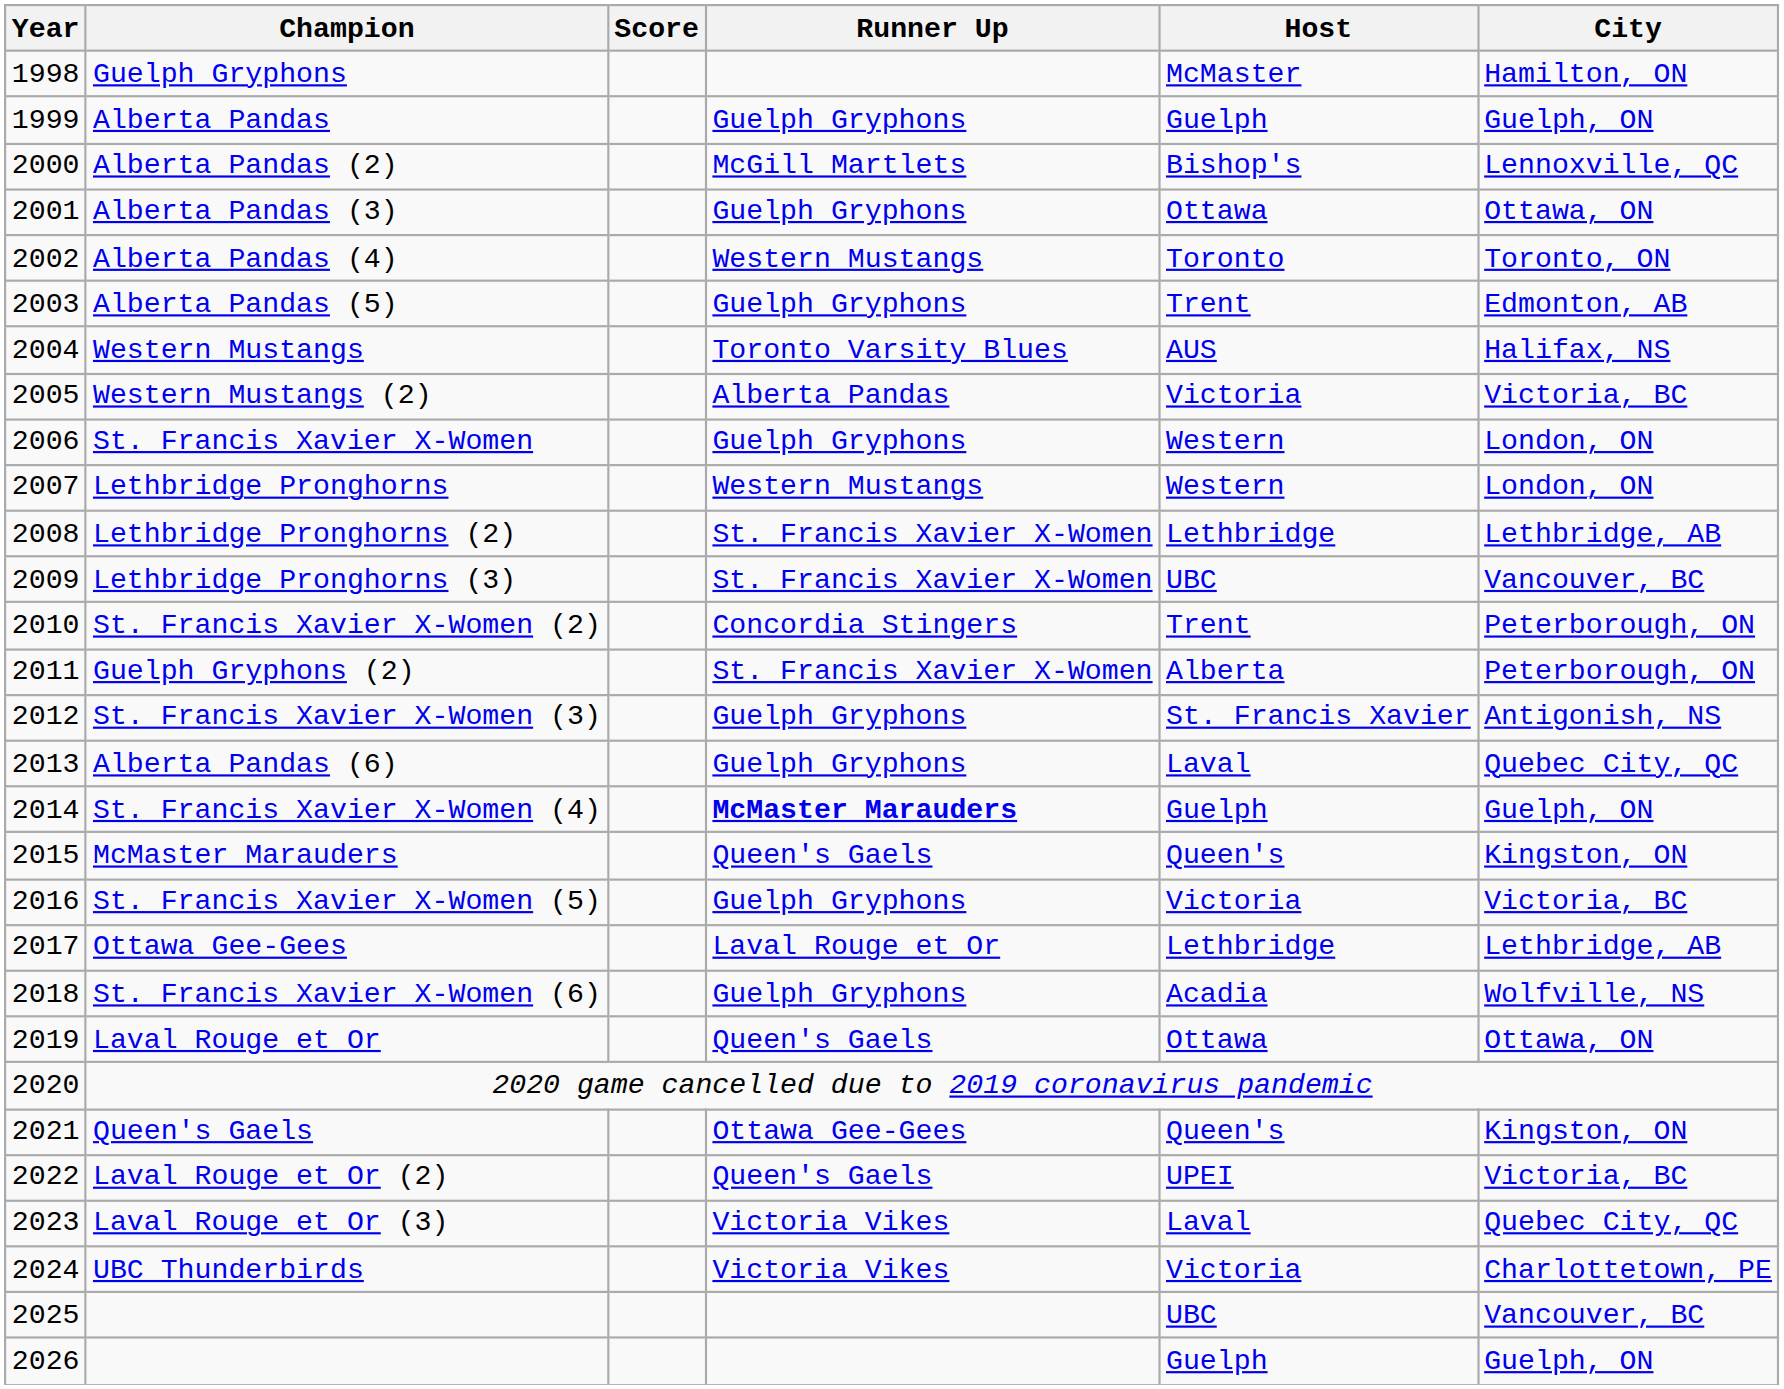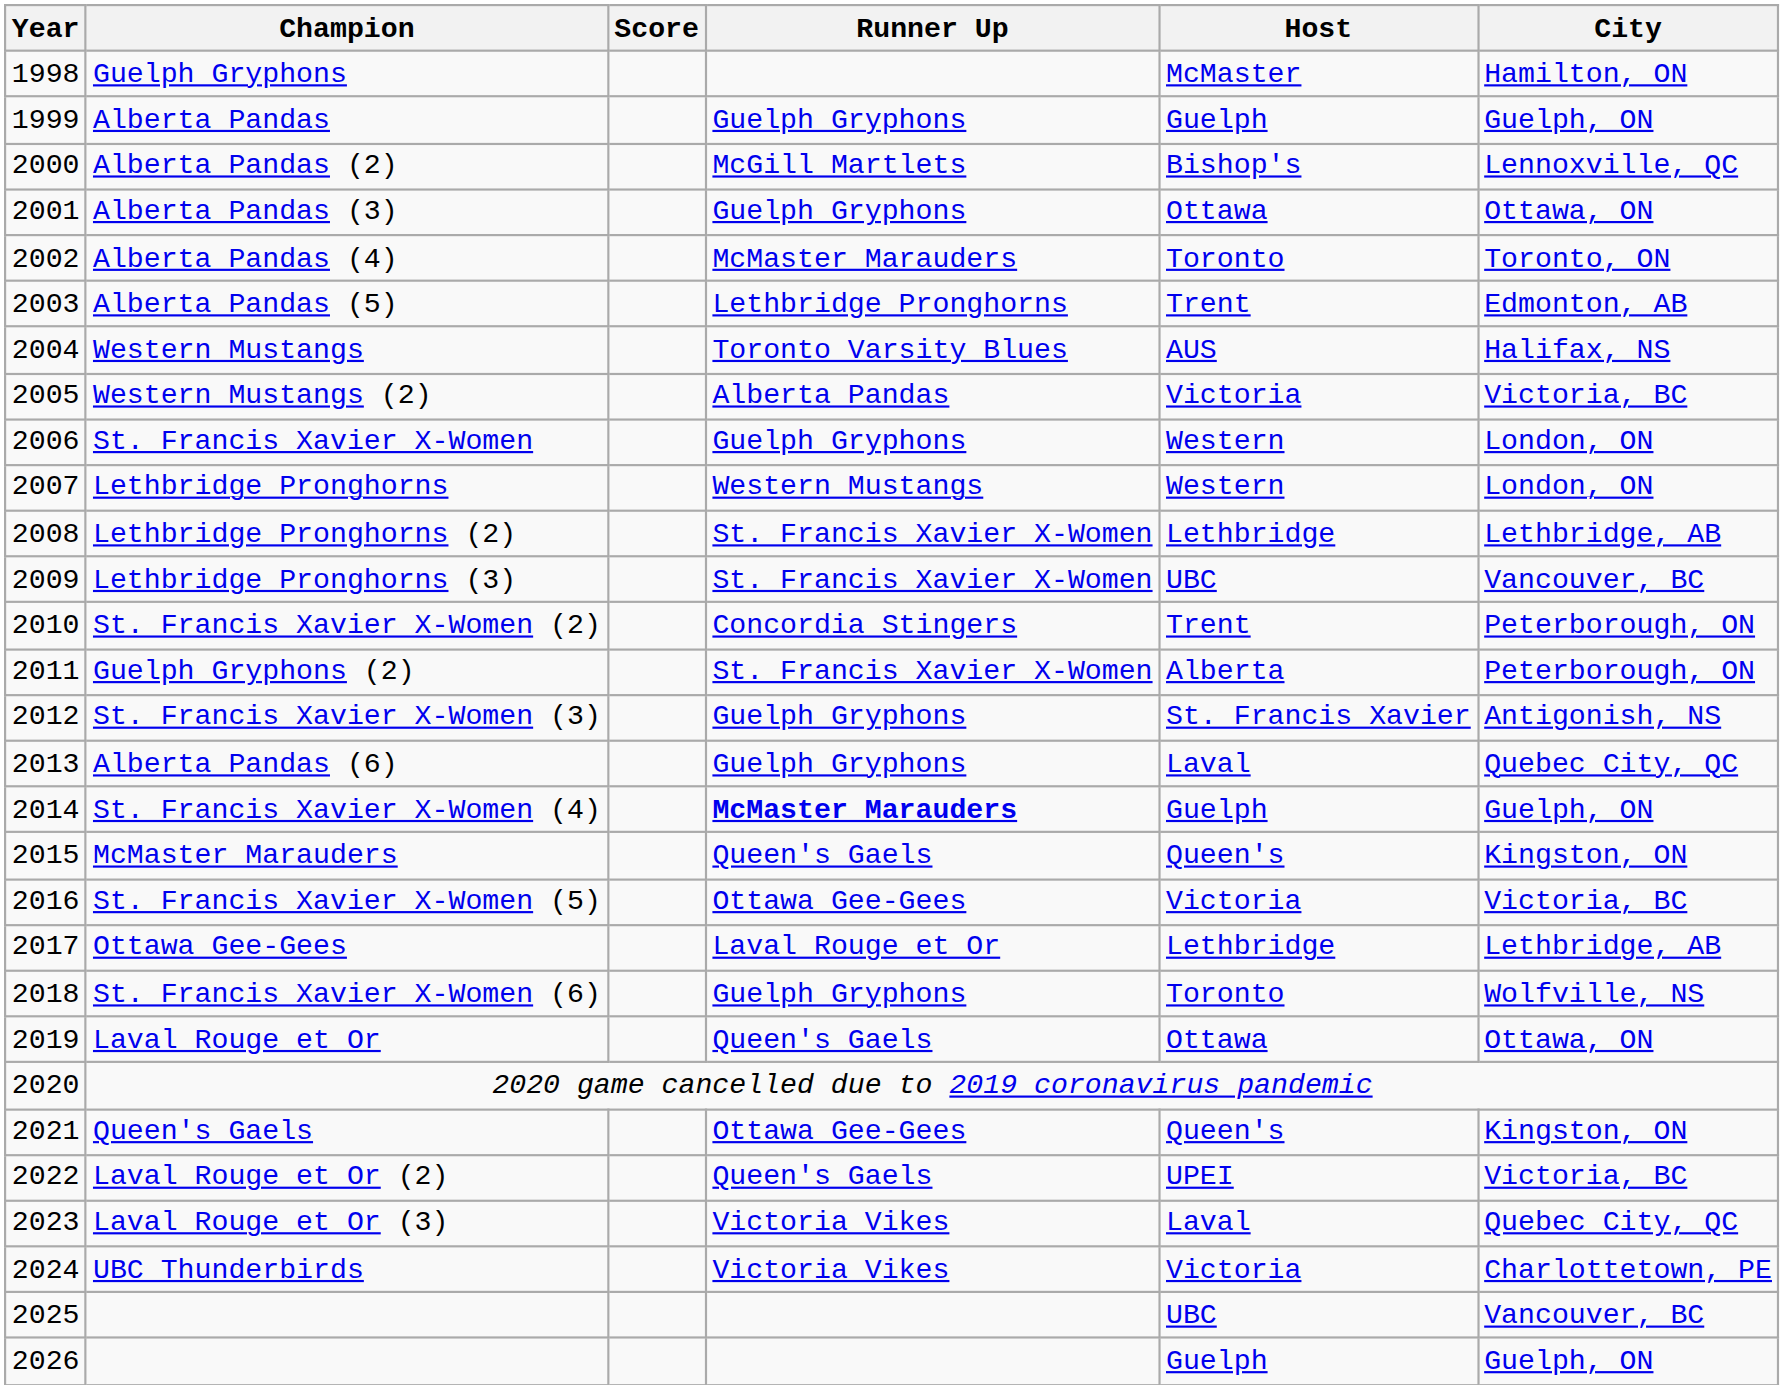(848, 258) Western Mustangs -> (865, 258) McMaster Marauders
(839, 304) Guelph Gryphons -> (890, 304) Lethbridge Pronghorns
(839, 902) Guelph Gryphons -> (839, 902) Ottawa Gee-Gees
(1217, 994) Acadia -> (1225, 994) Toronto
